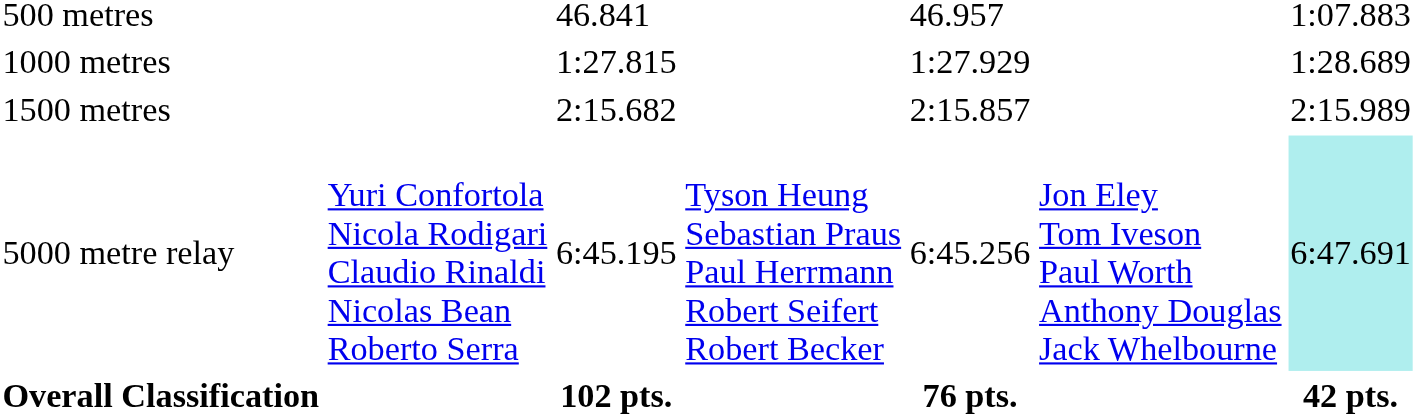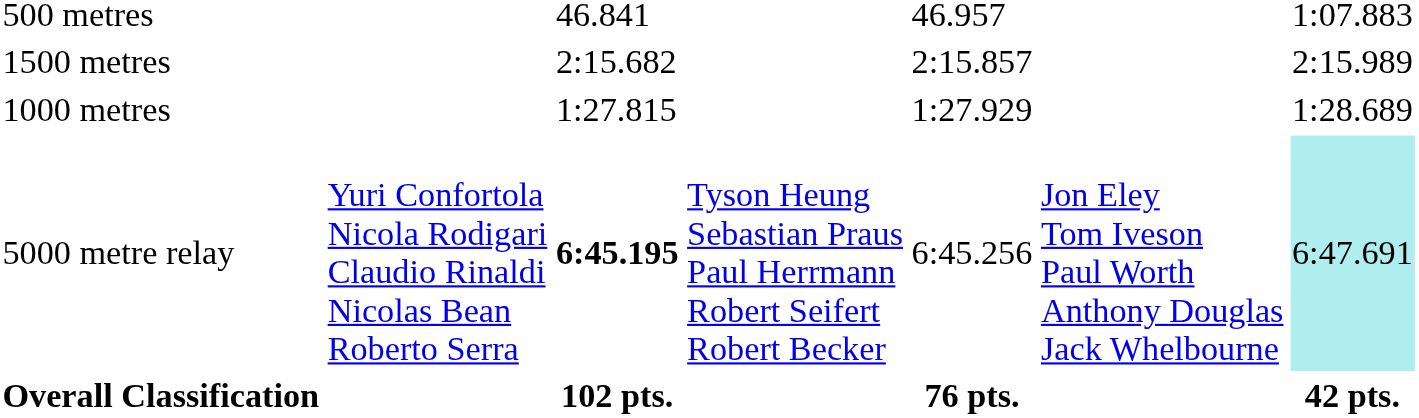rows swapped: (87, 62) <-> (87, 109)
(616, 252) normal -> (617, 252) bold
